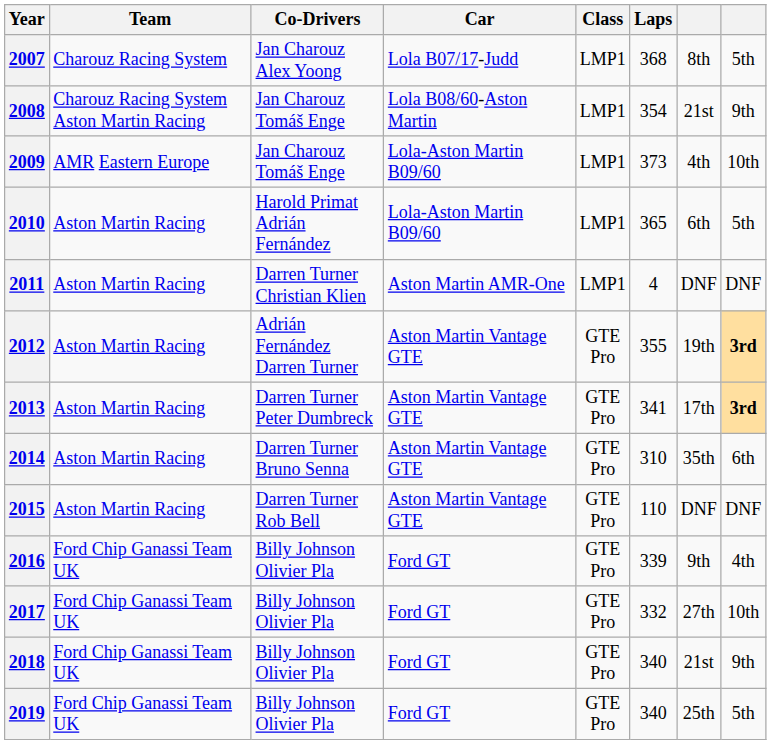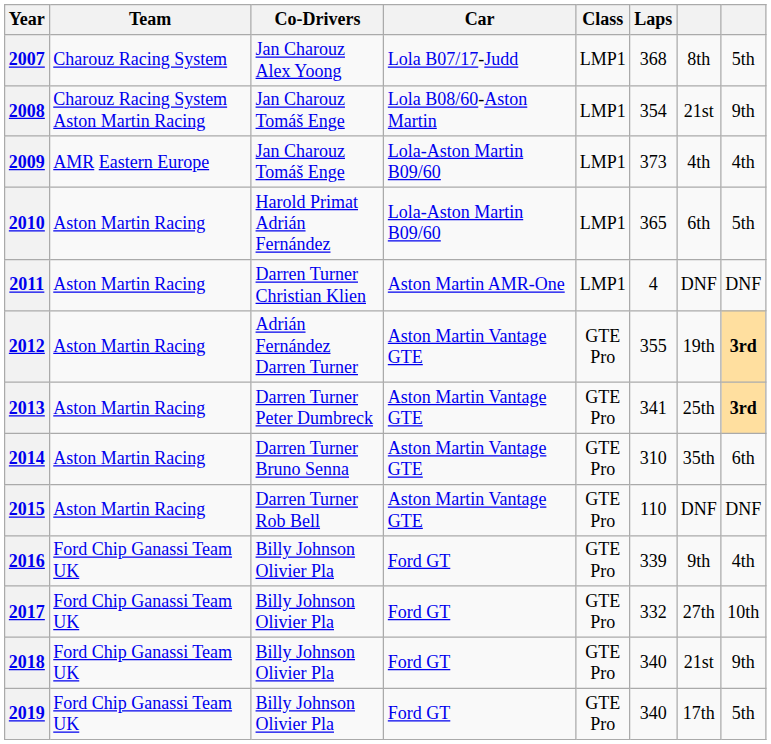(743, 161) 10th -> (743, 161) 4th
(699, 408) 17th -> (699, 408) 25th
(699, 713) 25th -> (699, 713) 17th
